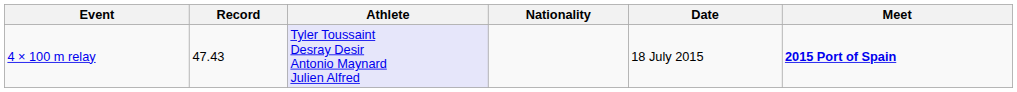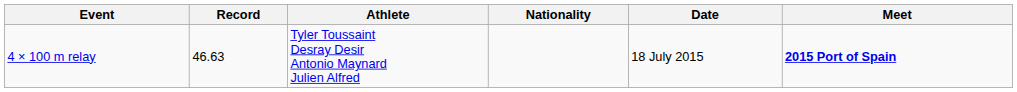(208, 56) 47.43 -> (208, 56) 46.63
(339, 56) lavender background -> (339, 56) no background
